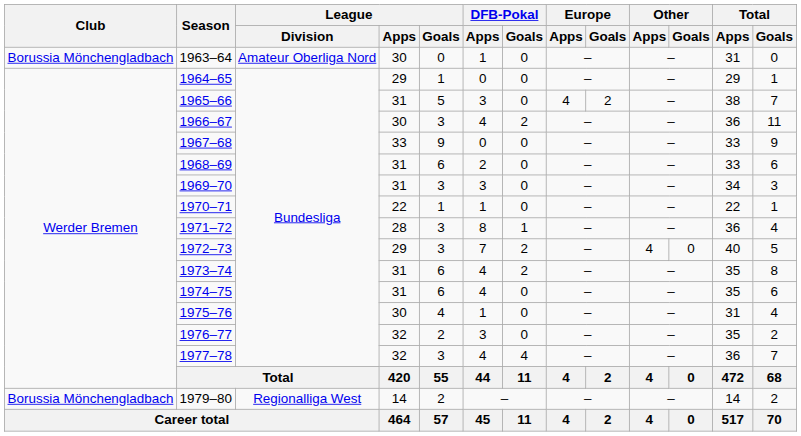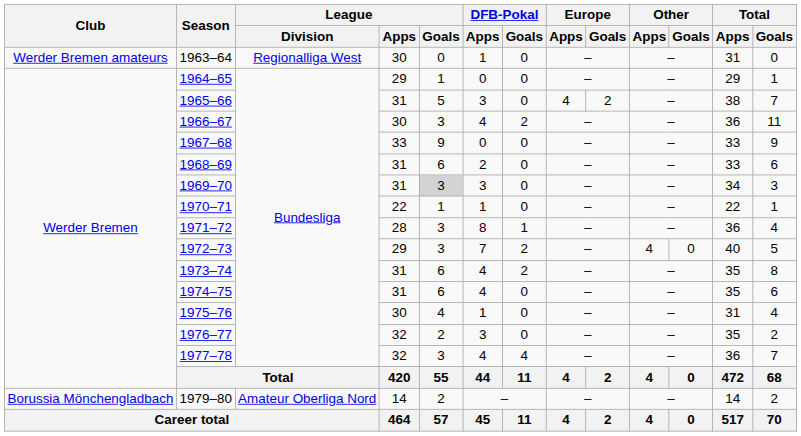(90, 57) Borussia Mönchengladbach -> (90, 57) Werder Bremen amateurs
(307, 57) Amateur Oberliga Nord -> (307, 57) Regionalliga West
(441, 185) no background -> (441, 185) lightgrey background
(307, 398) Regionalliga West -> (307, 398) Amateur Oberliga Nord
